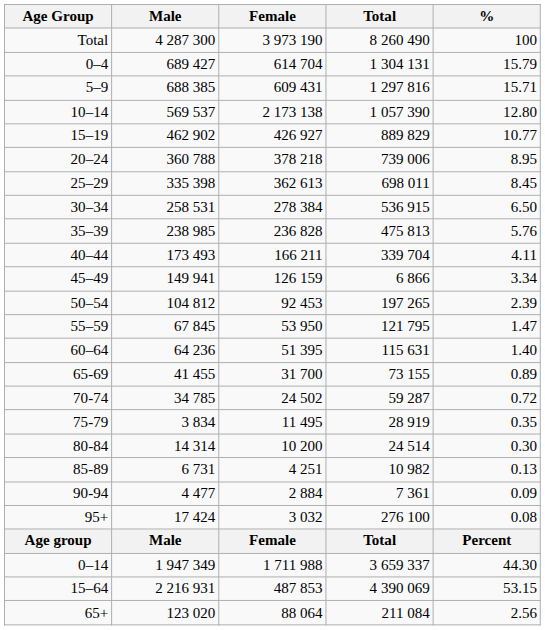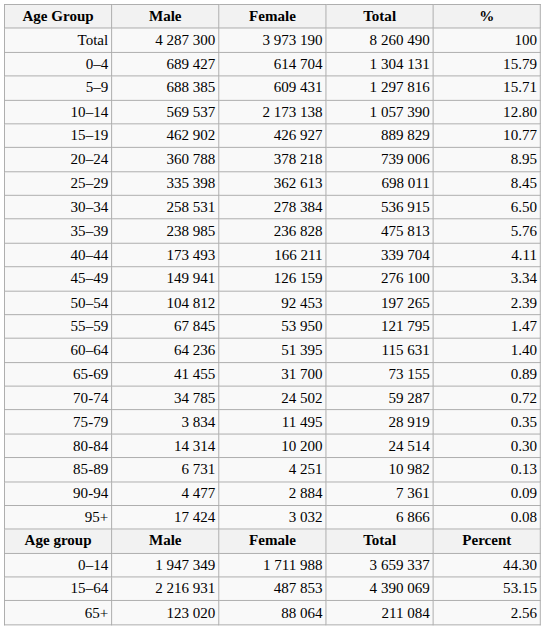(413, 278) 6 866 -> (405, 278) 276 100
(405, 517) 276 100 -> (413, 517) 6 866
